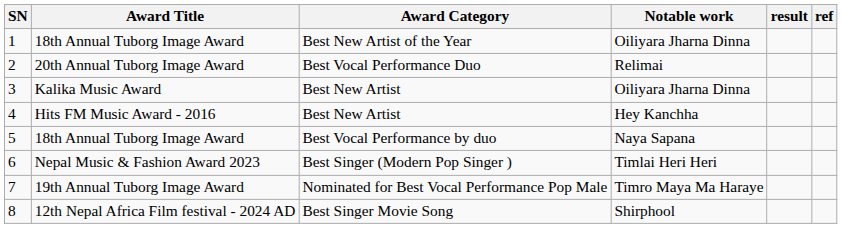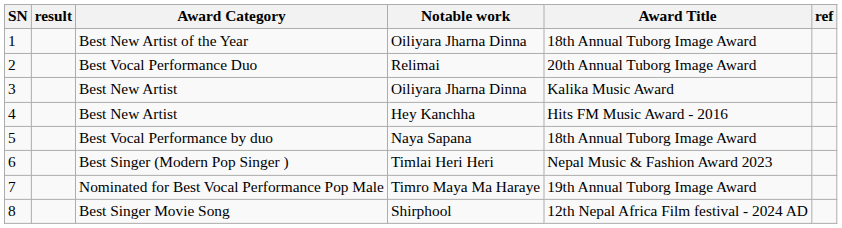columns swapped: (165, 16) <-> (789, 16)
